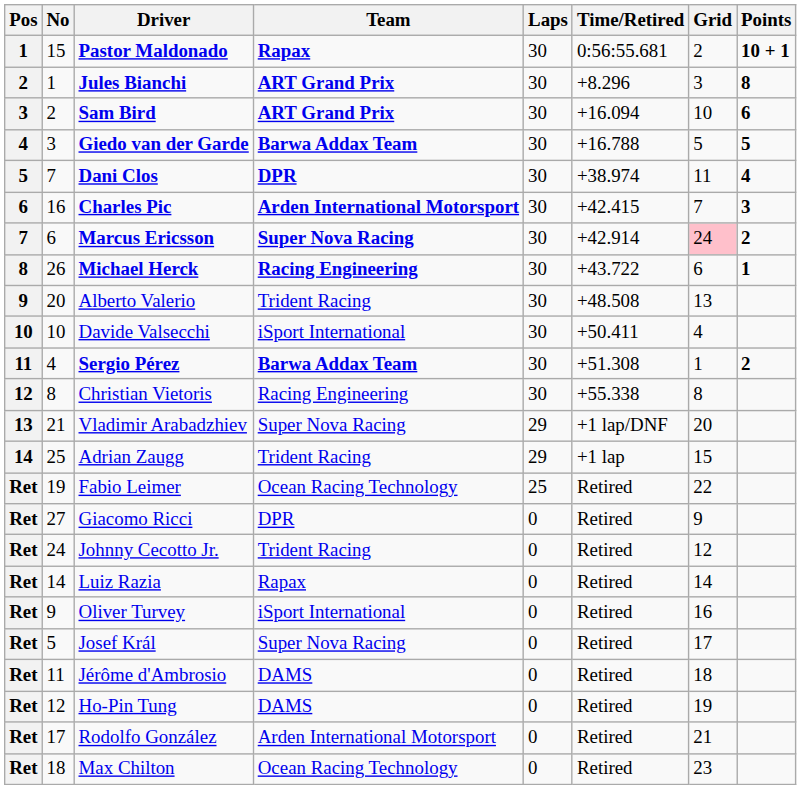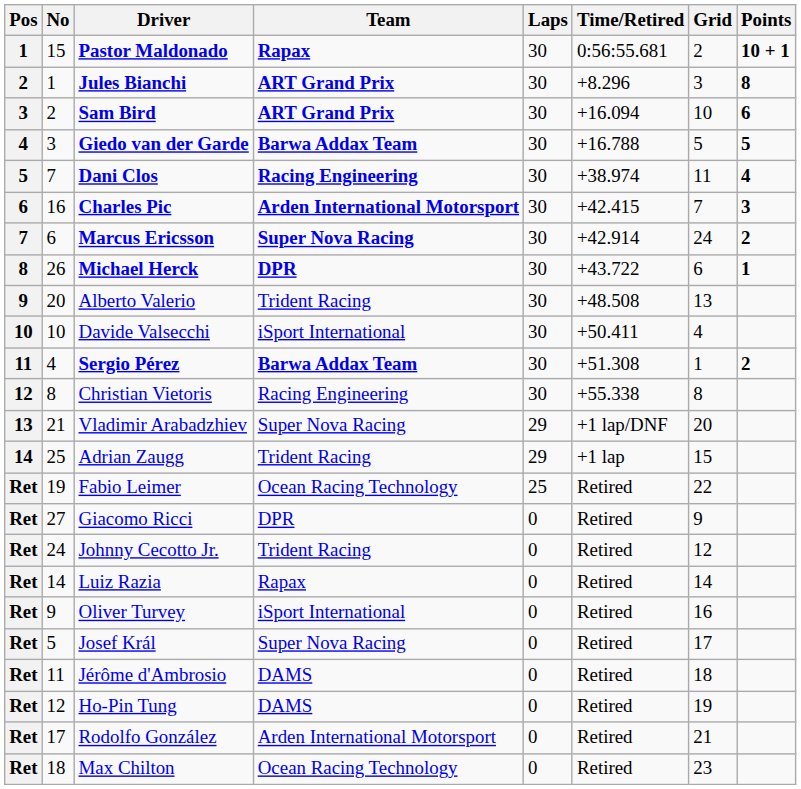(277, 175) DPR -> (338, 175) Racing Engineering
(703, 238) pink background -> (703, 238) no background
(338, 269) Racing Engineering -> (277, 269) DPR
